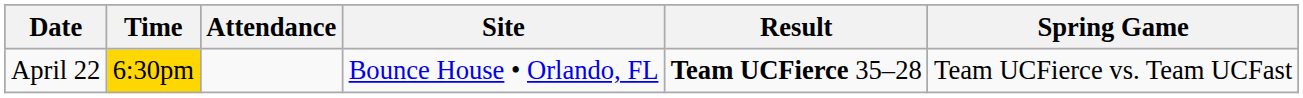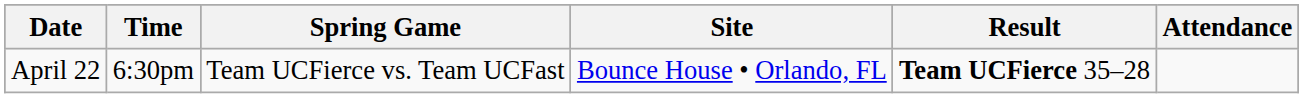columns swapped: (1113, 26) <-> (271, 26)
(153, 70) gold background -> (153, 70) no background
